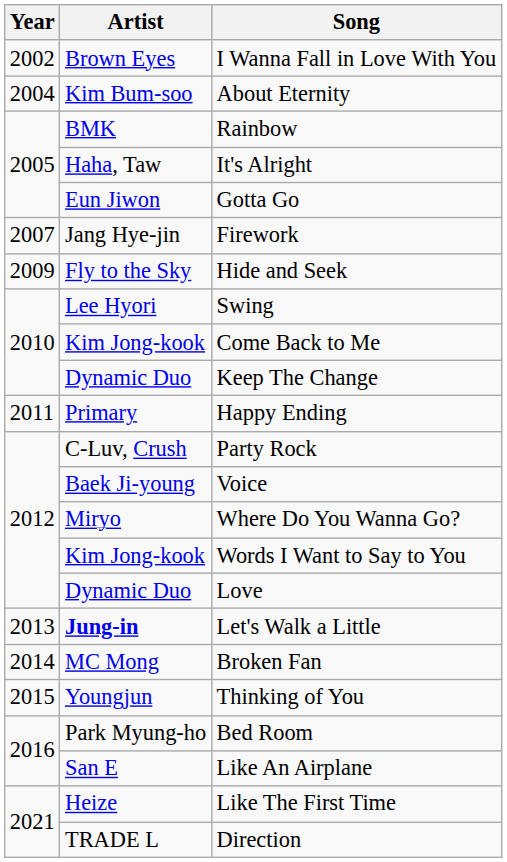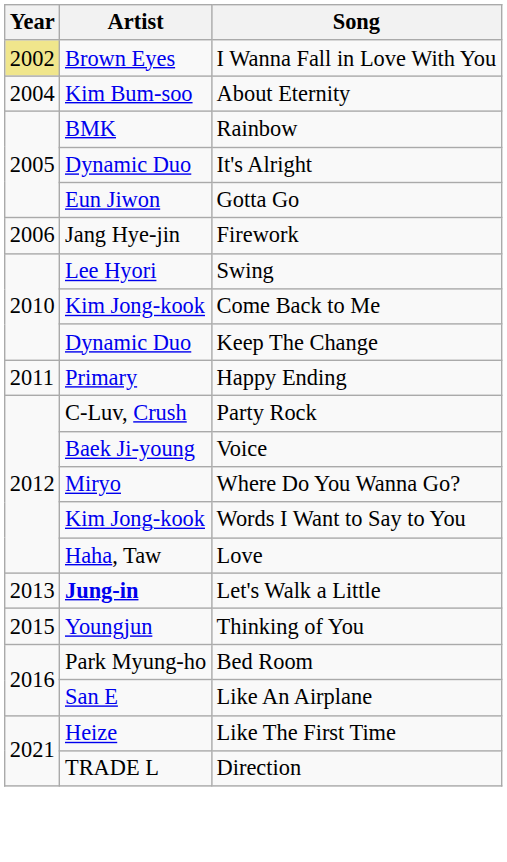(32, 57) no background -> (32, 57) khaki background
(113, 164) Haha, Taw -> (128, 164) Dynamic Duo
(32, 235) 2007 -> (32, 235) 2006
- row: (282, 270)
(128, 590) Dynamic Duo -> (113, 555) Haha, Taw
- row: (269, 661)
